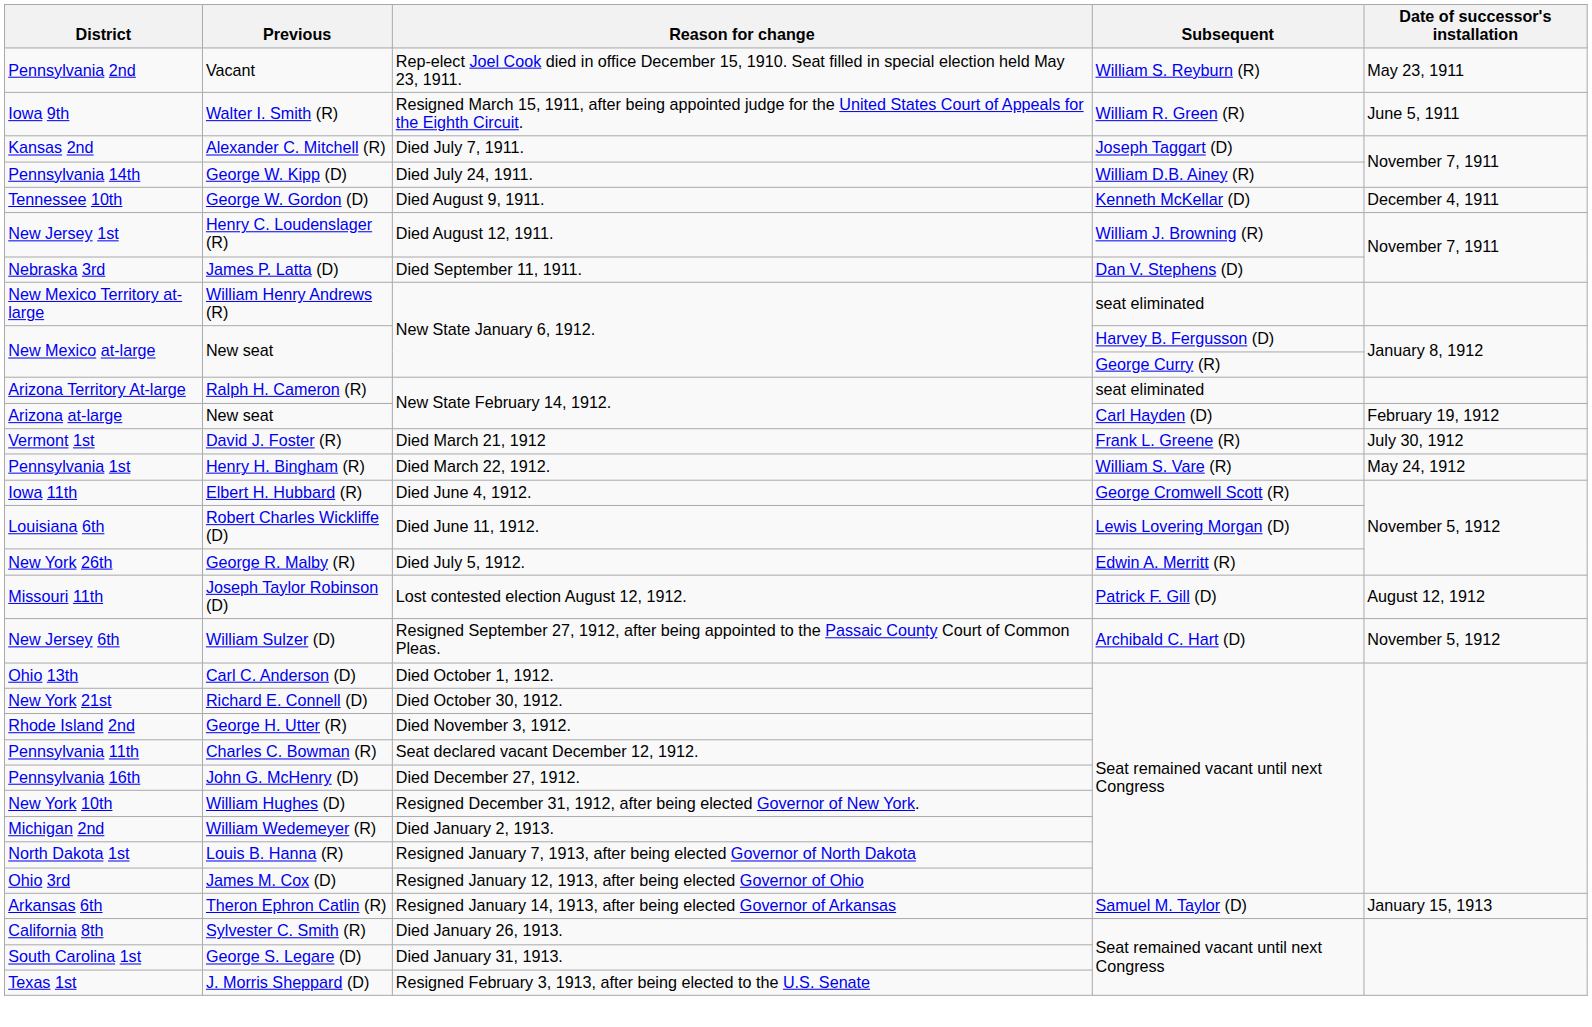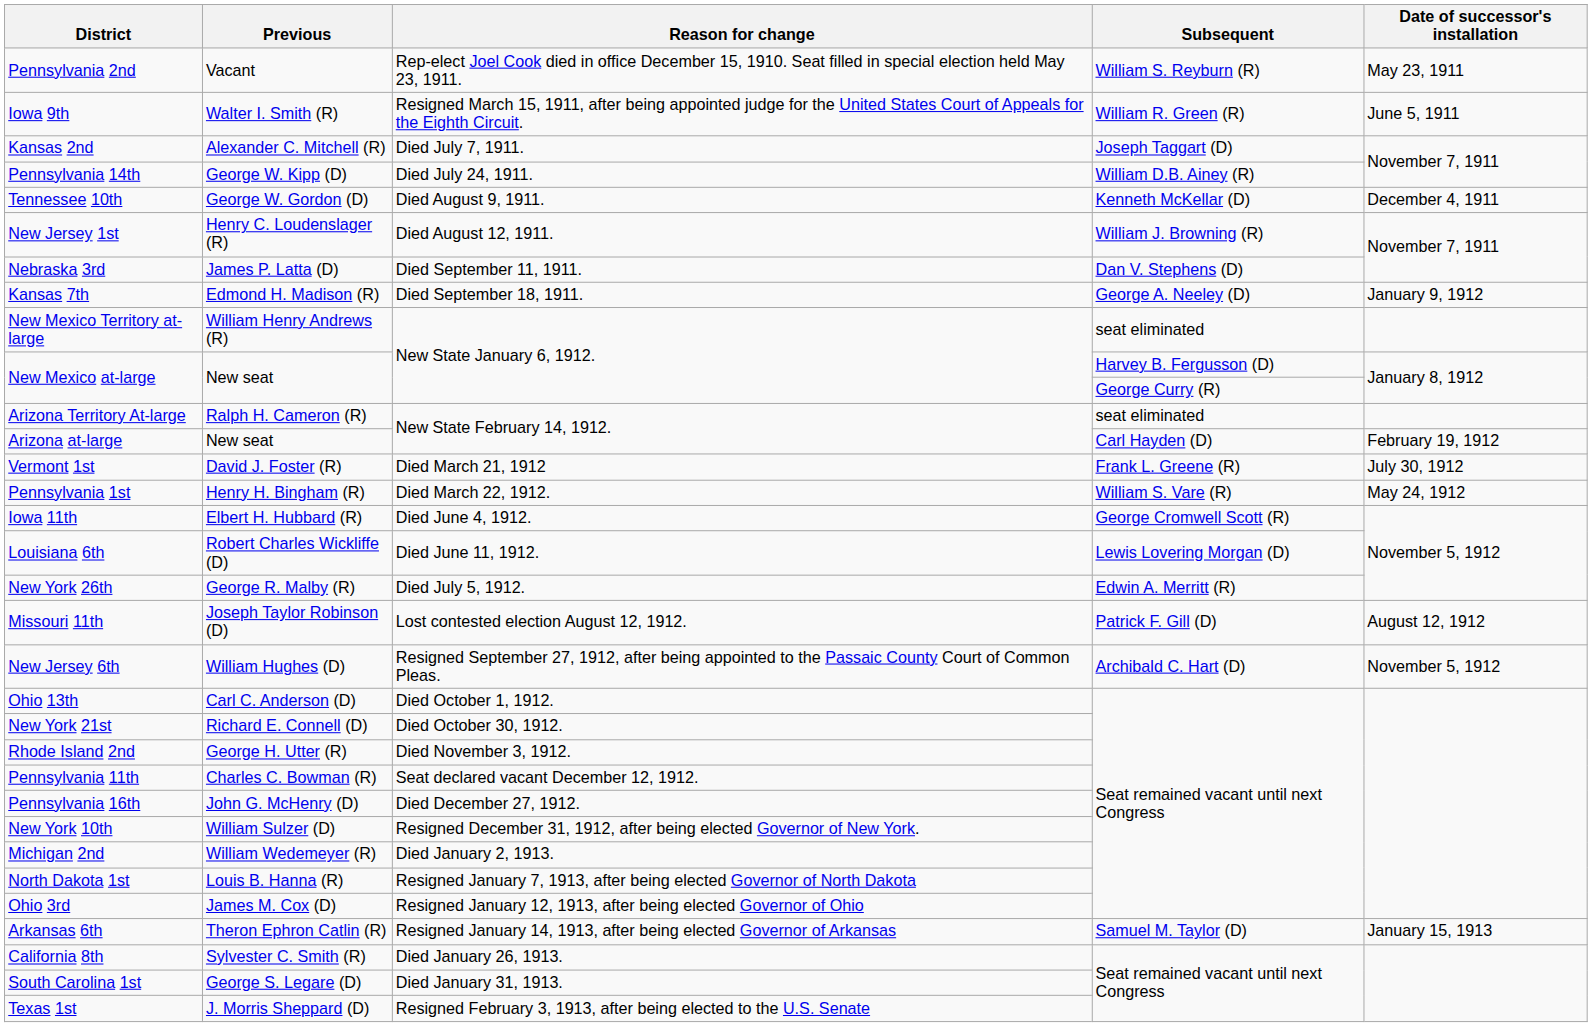+ row: (49, 295)
(271, 640) William Sulzer (D) -> (276, 666) William Hughes (D)
(276, 803) William Hughes (D) -> (271, 829) William Sulzer (D)
